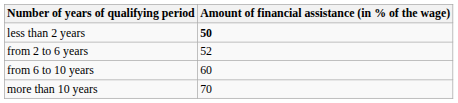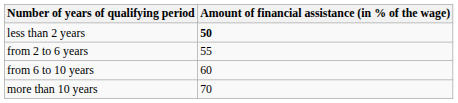(206, 51) 52 -> (206, 51) 55
